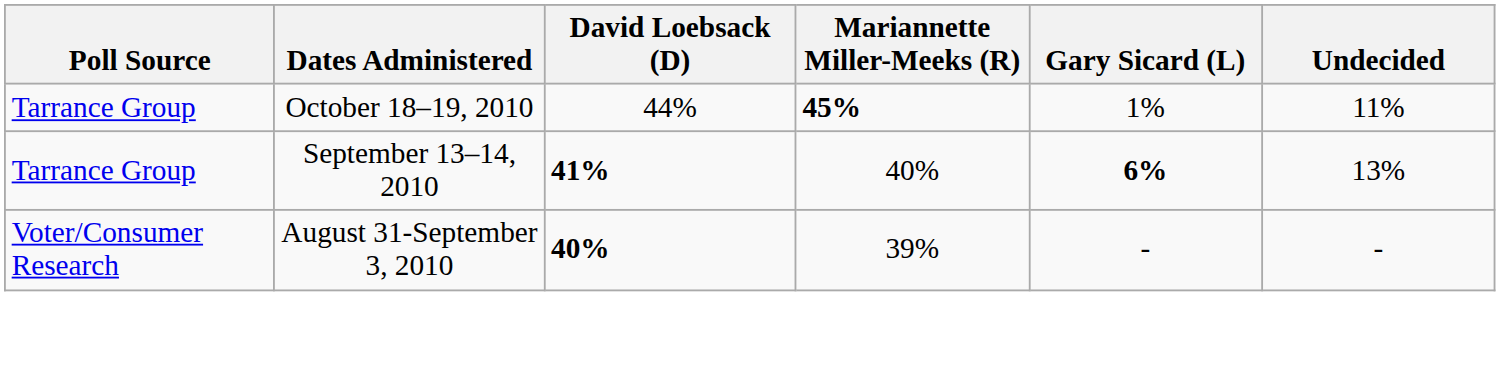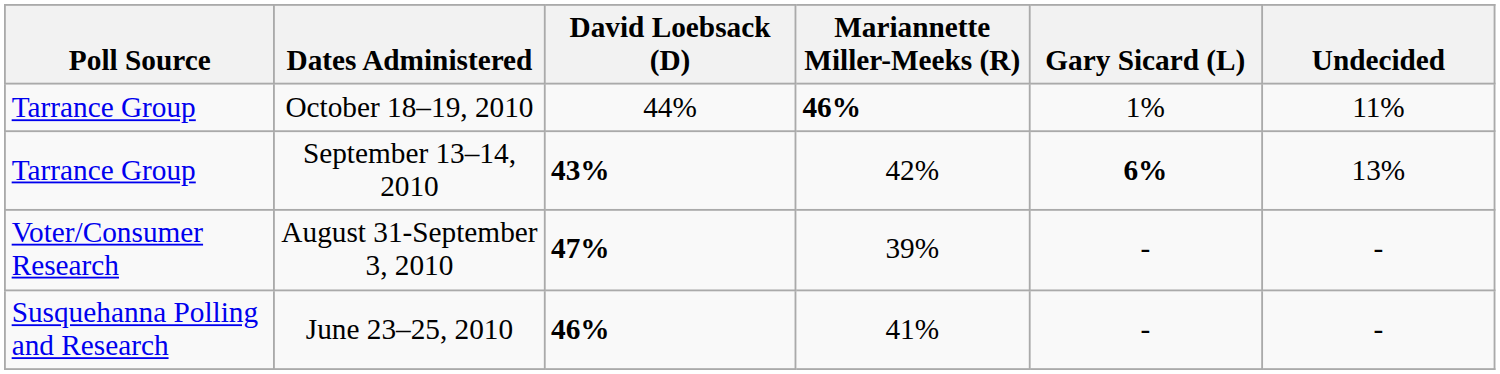(832, 107) 45% -> (832, 107) 46%
(580, 170) 41% -> (580, 170) 43%
(912, 170) 40% -> (912, 170) 42%
(580, 249) 40% -> (580, 249) 47%
+ row: (409, 328)
